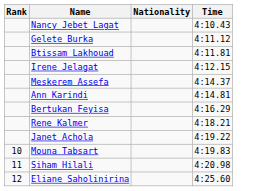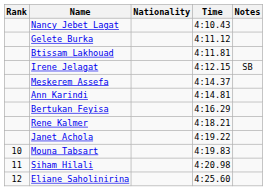+ column: (247, 11)
